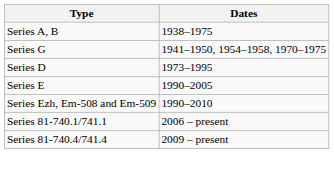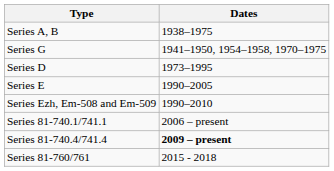(195, 139) normal -> (196, 139) bold
+ row: (48, 157)
